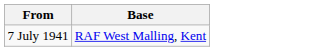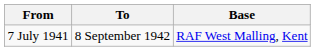+ column: (122, 14)
